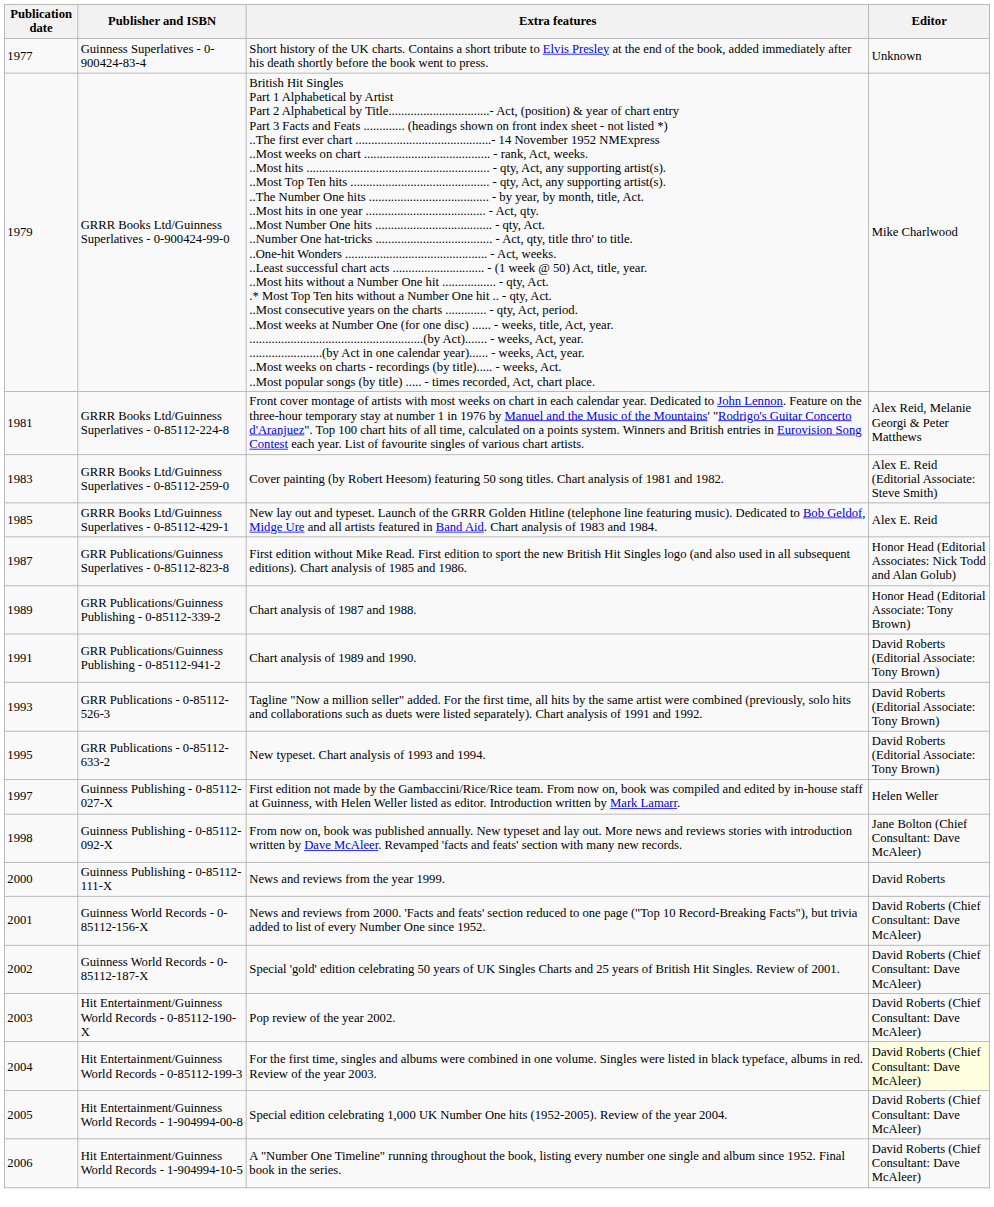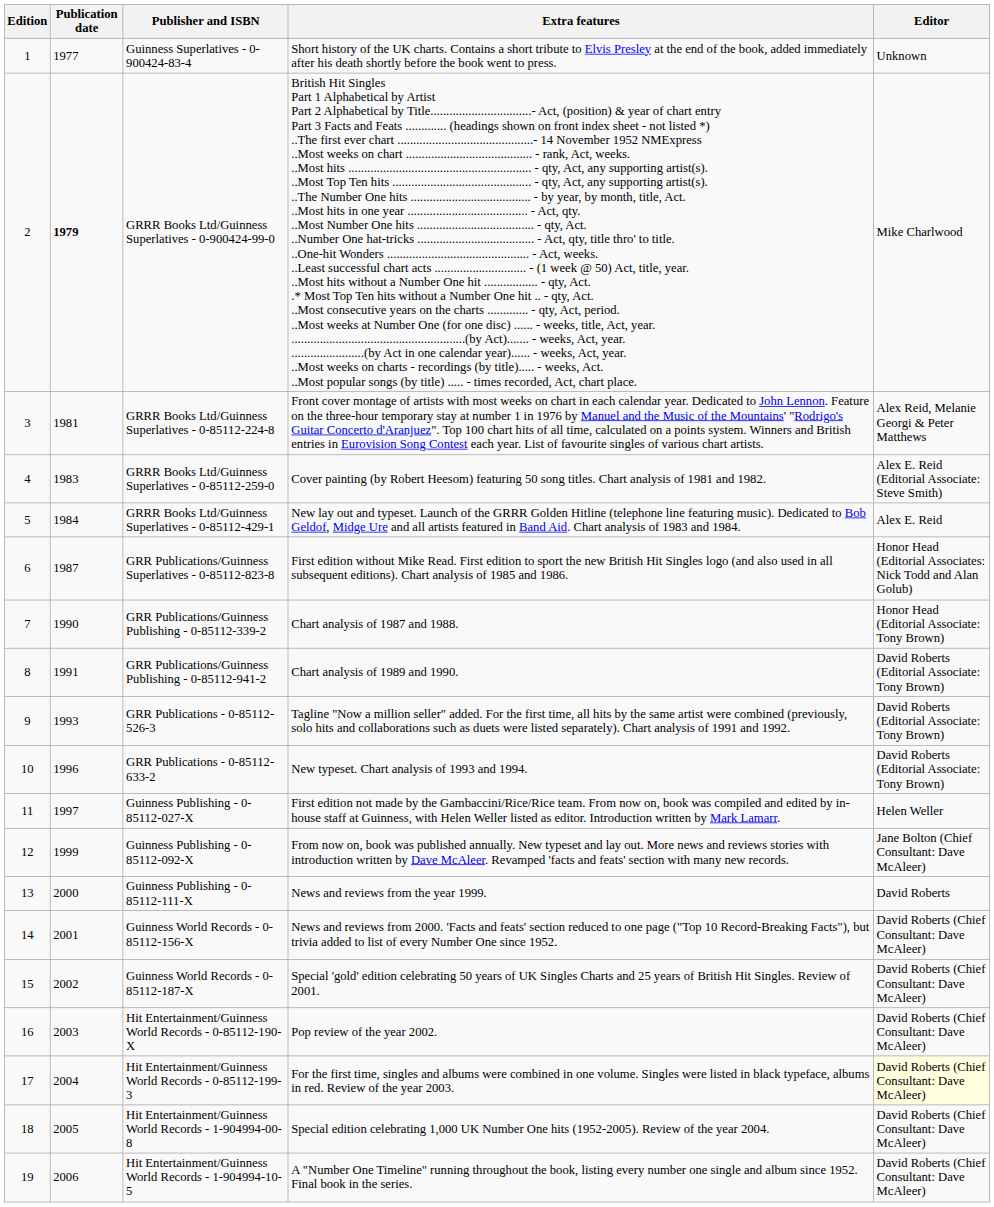+ column: (27, 21)
(20, 232) normal -> (66, 232) bold
(20, 520) 1985 -> (66, 520) 1984
(20, 609) 1989 -> (66, 624) 1990
(20, 755) 1995 -> (66, 769) 1996
(20, 838) 1998 -> (66, 852) 1999
